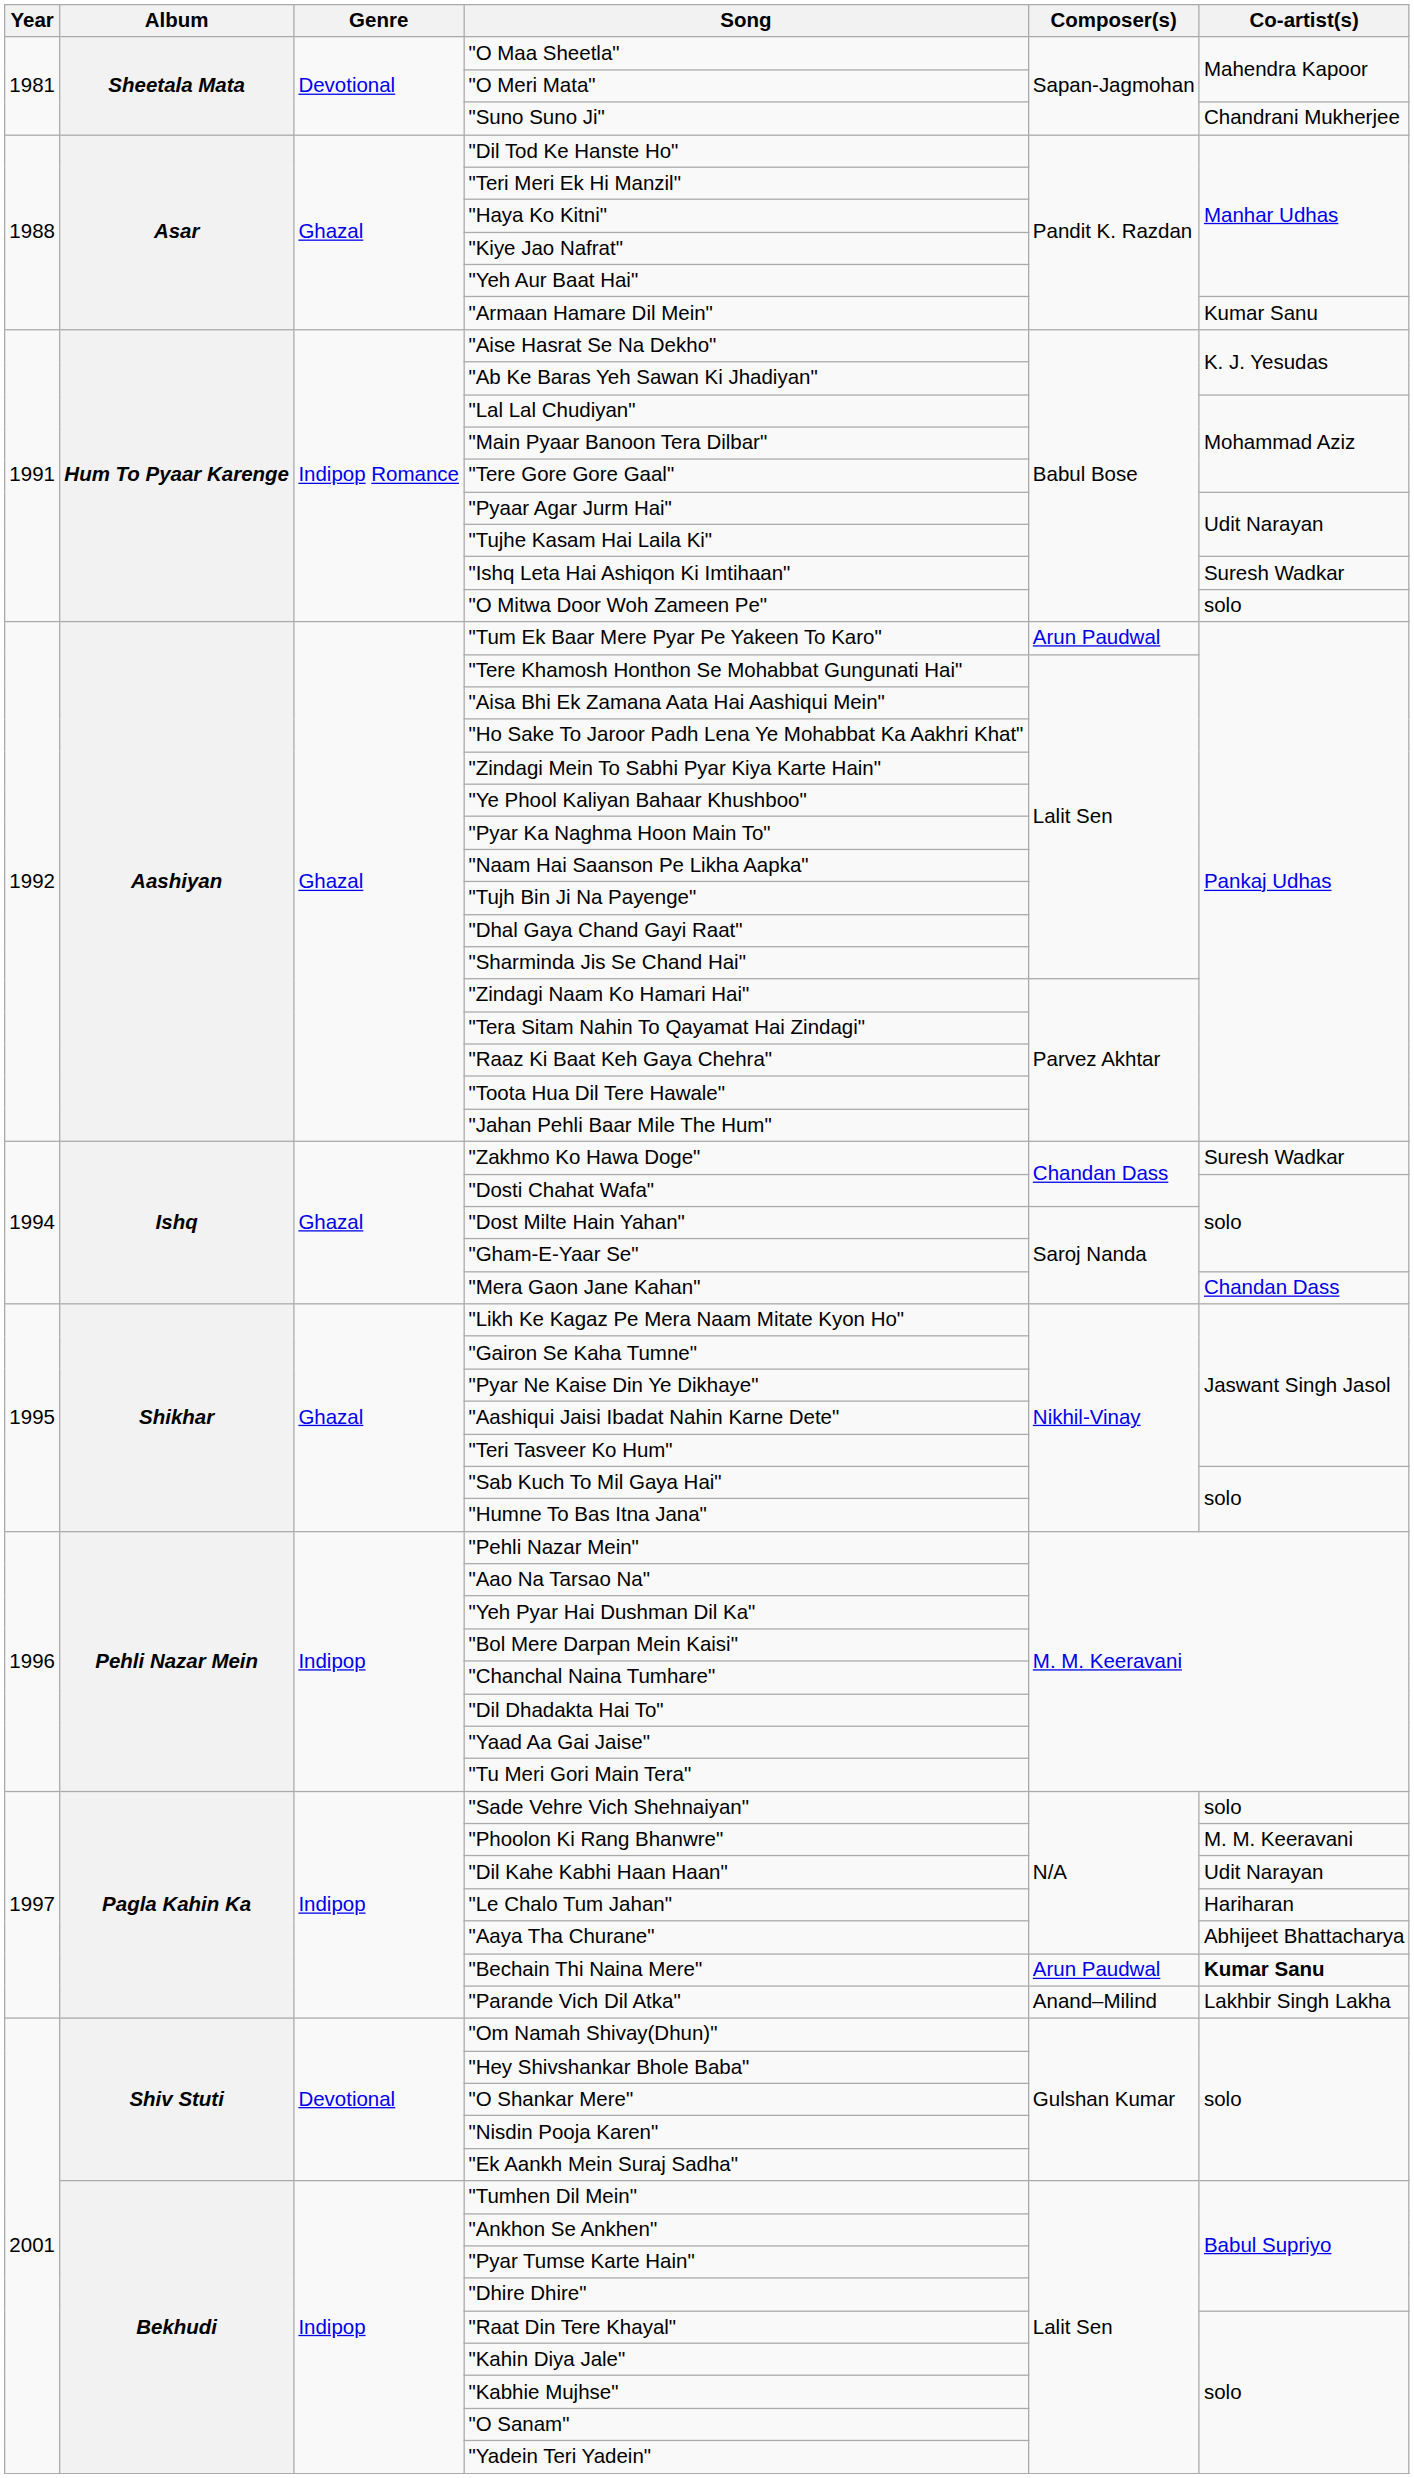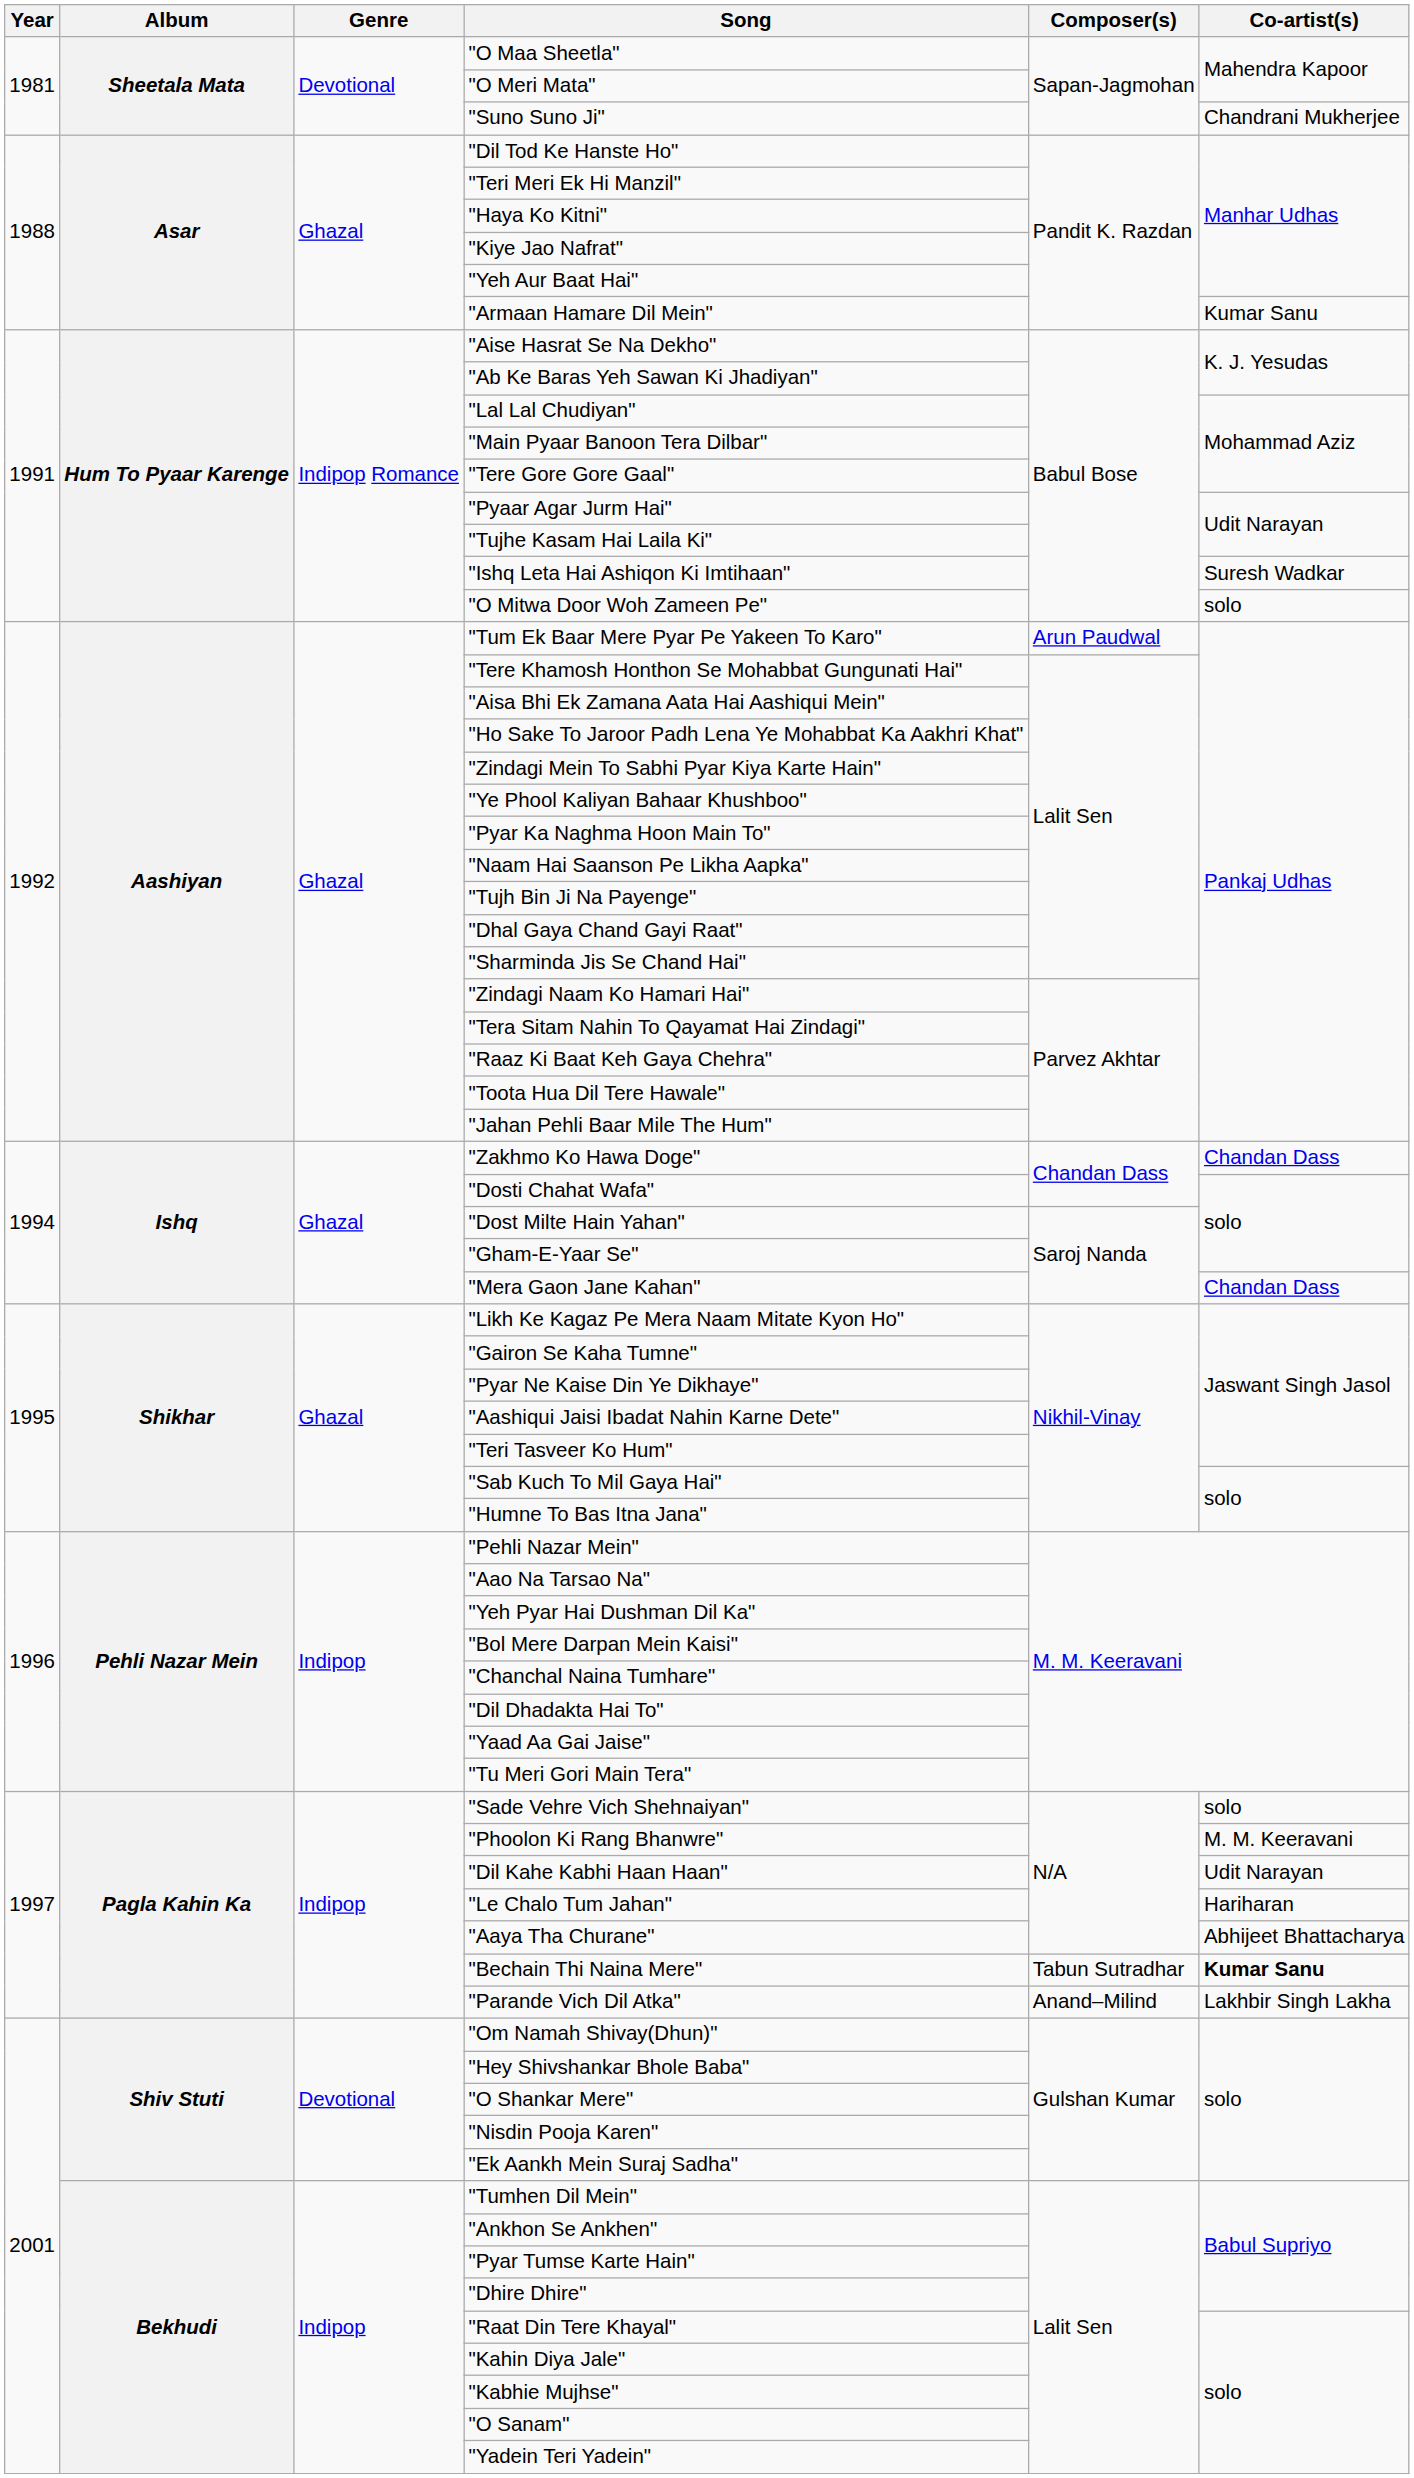(1274, 1157) Suresh Wadkar -> (1272, 1157) Chandan Dass
(1097, 1969) Arun Paudwal -> (1109, 1969) Tabun Sutradhar
